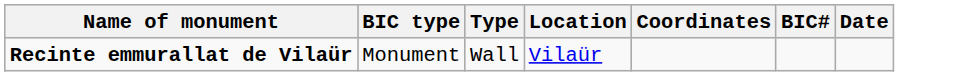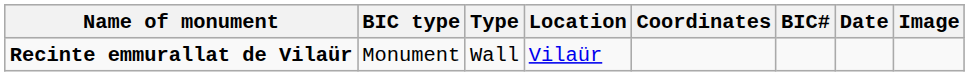+ column: (929, 21)
